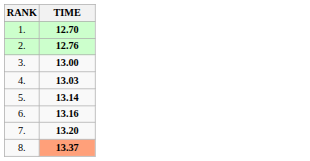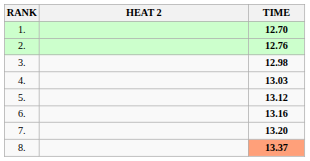+ column: (144, 13)
(67, 63) 13.00 -> (276, 63) 12.98
(67, 97) 13.14 -> (276, 97) 13.12
